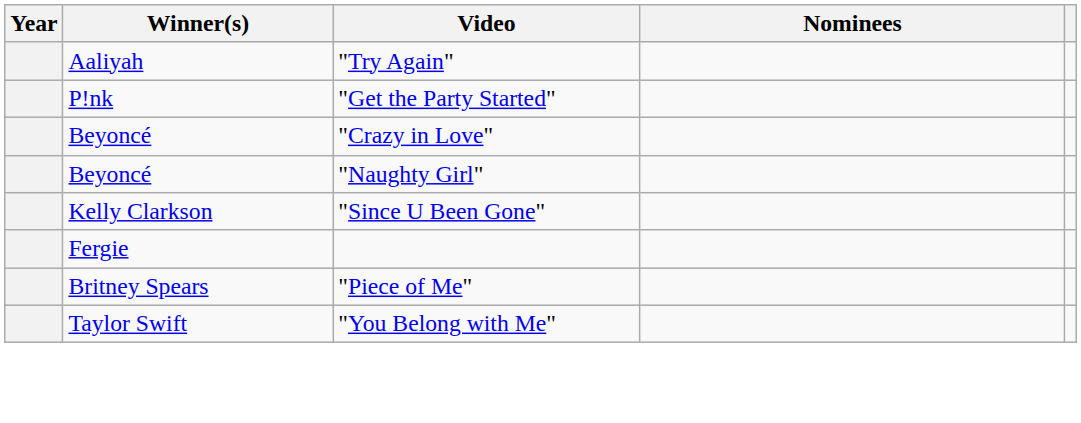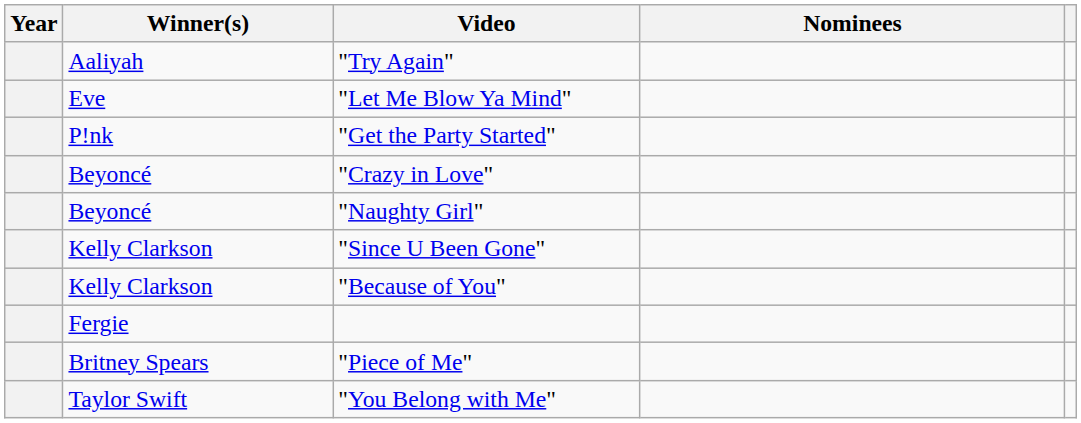+ row: (455, 98)
+ row: (422, 286)
